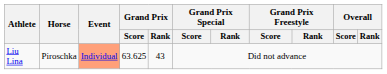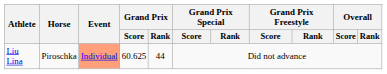(134, 56) 63.625 -> (134, 56) 60.625
(160, 56) 43 -> (160, 56) 44
